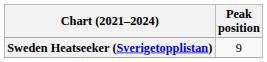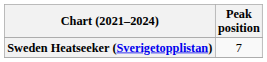(239, 47) 9 -> (239, 47) 7
